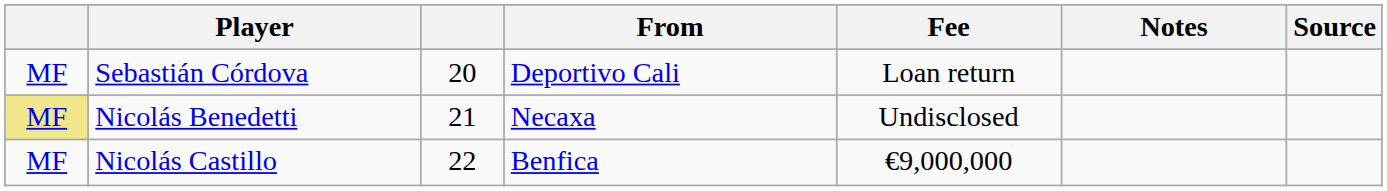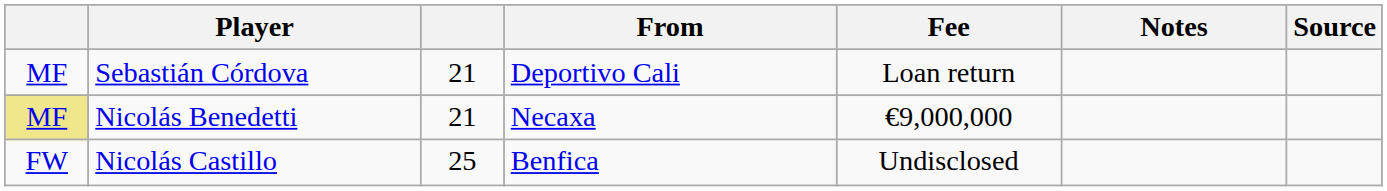(462, 71) 20 -> (462, 71) 21
(949, 116) Undisclosed -> (949, 116) €9,000,000
(47, 161) MF -> (47, 161) FW
(462, 161) 22 -> (462, 161) 25
(949, 161) €9,000,000 -> (949, 161) Undisclosed
